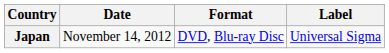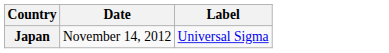- column: (231, 15)
